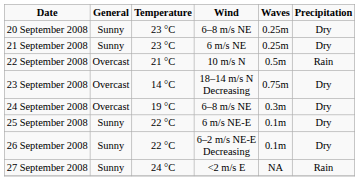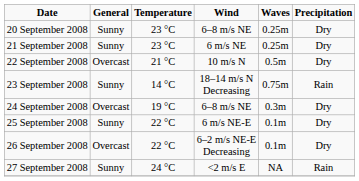(323, 62) Rain -> (323, 62) Dry
(111, 84) Overcast -> (111, 84) Sunny
(323, 84) Dry -> (323, 84) Rain
(111, 145) Sunny -> (111, 145) Overcast
